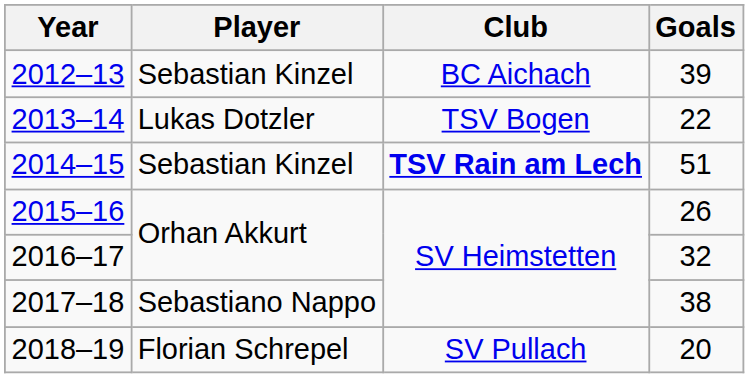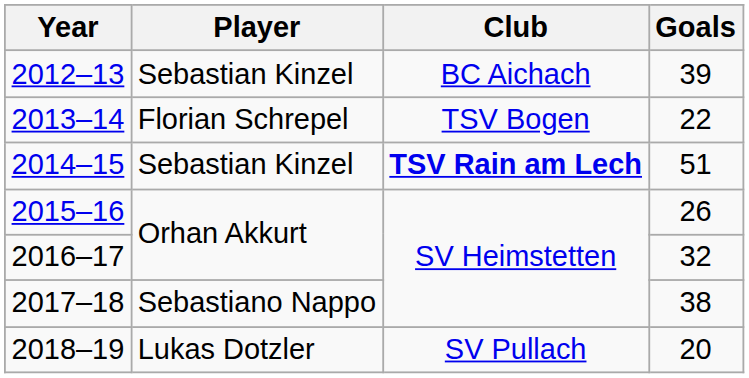(226, 119) Lukas Dotzler -> (243, 119) Florian Schrepel
(243, 348) Florian Schrepel -> (226, 348) Lukas Dotzler
